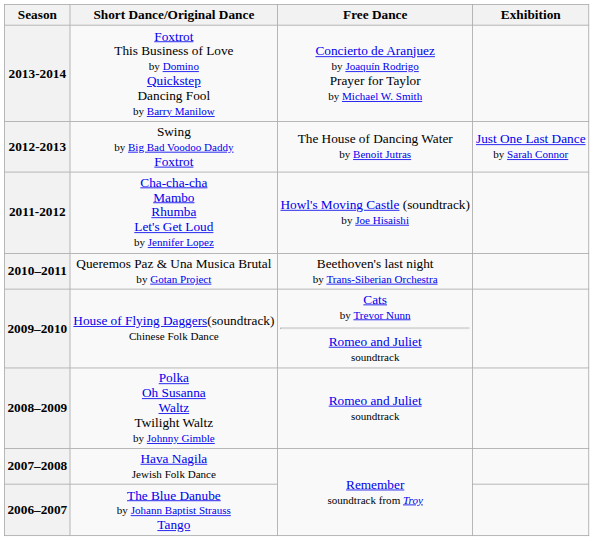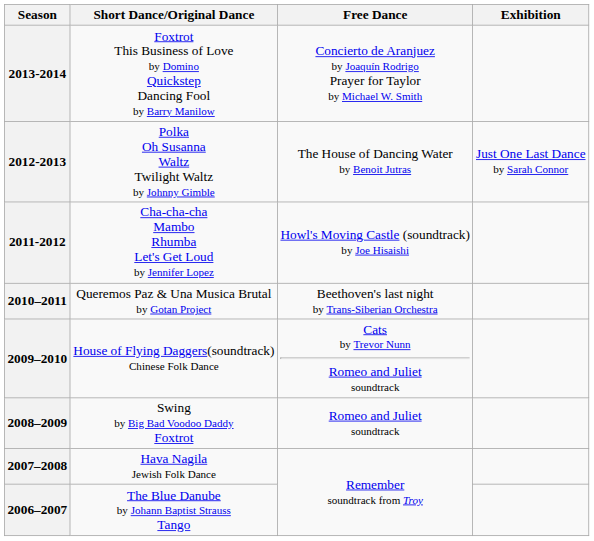(174, 146) Swing by Big Bad Voodoo Daddy Foxtrot -> (174, 161) Polka Oh Susanna Waltz Twilight Waltz by Johnny Gimble
(174, 408) Polka Oh Susanna Waltz Twilight Waltz by Johnny Gimble -> (174, 423) Swing by Big Bad Voodoo Daddy Foxtrot
